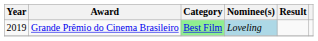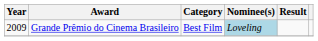(17, 28) 2019 -> (17, 28) 2009
(203, 28) lightgreen background -> (203, 28) no background
